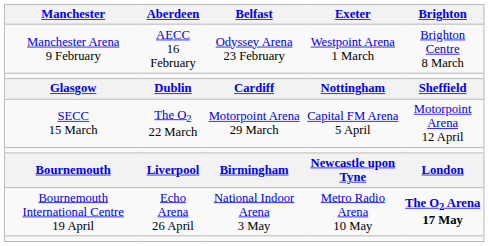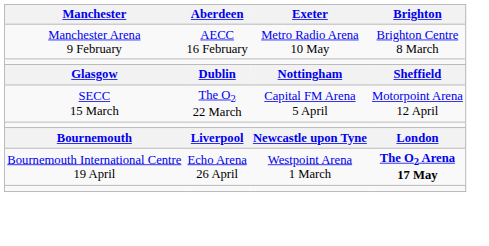- column: (254, 14)
(353, 48) Westpoint Arena 1 March -> (310, 41) Metro Radio Arena 10 May
(353, 211) Metro Radio Arena 10 May -> (310, 166) Westpoint Arena 1 March
